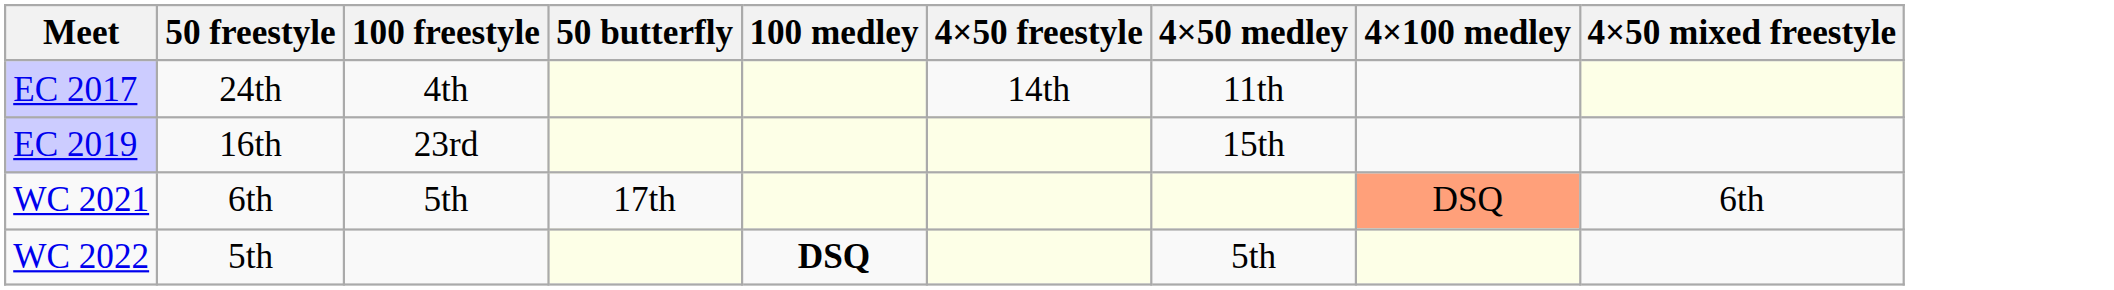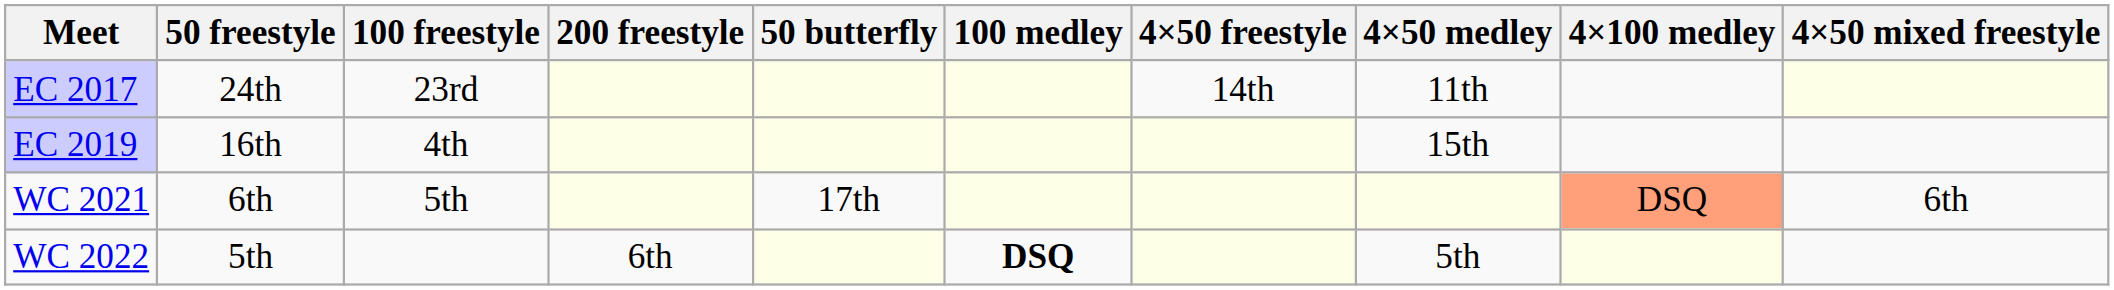+ column: (650, 32)
(446, 88) 4th -> (446, 88) 23rd
(446, 144) 23rd -> (446, 144) 4th
